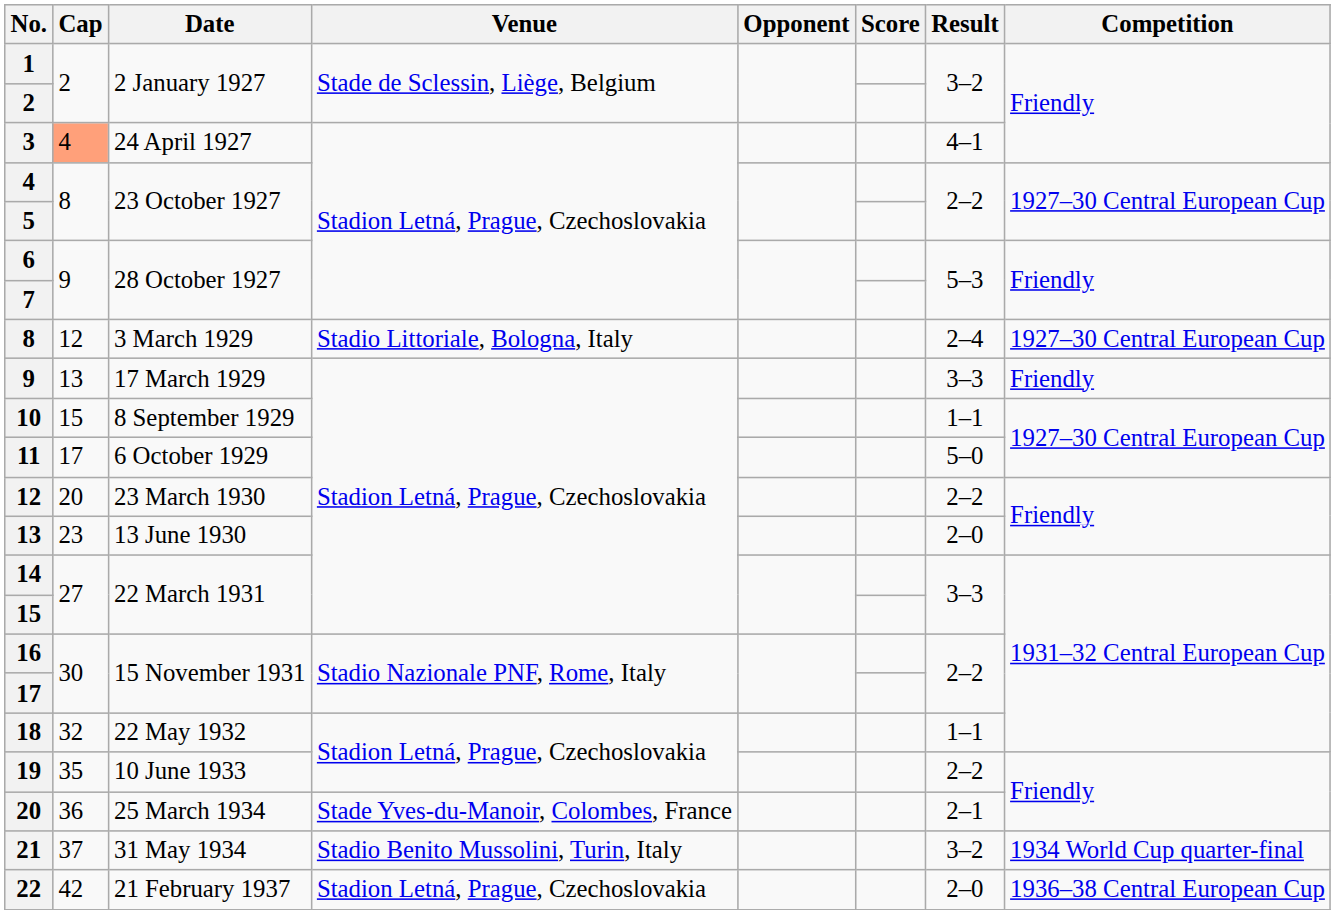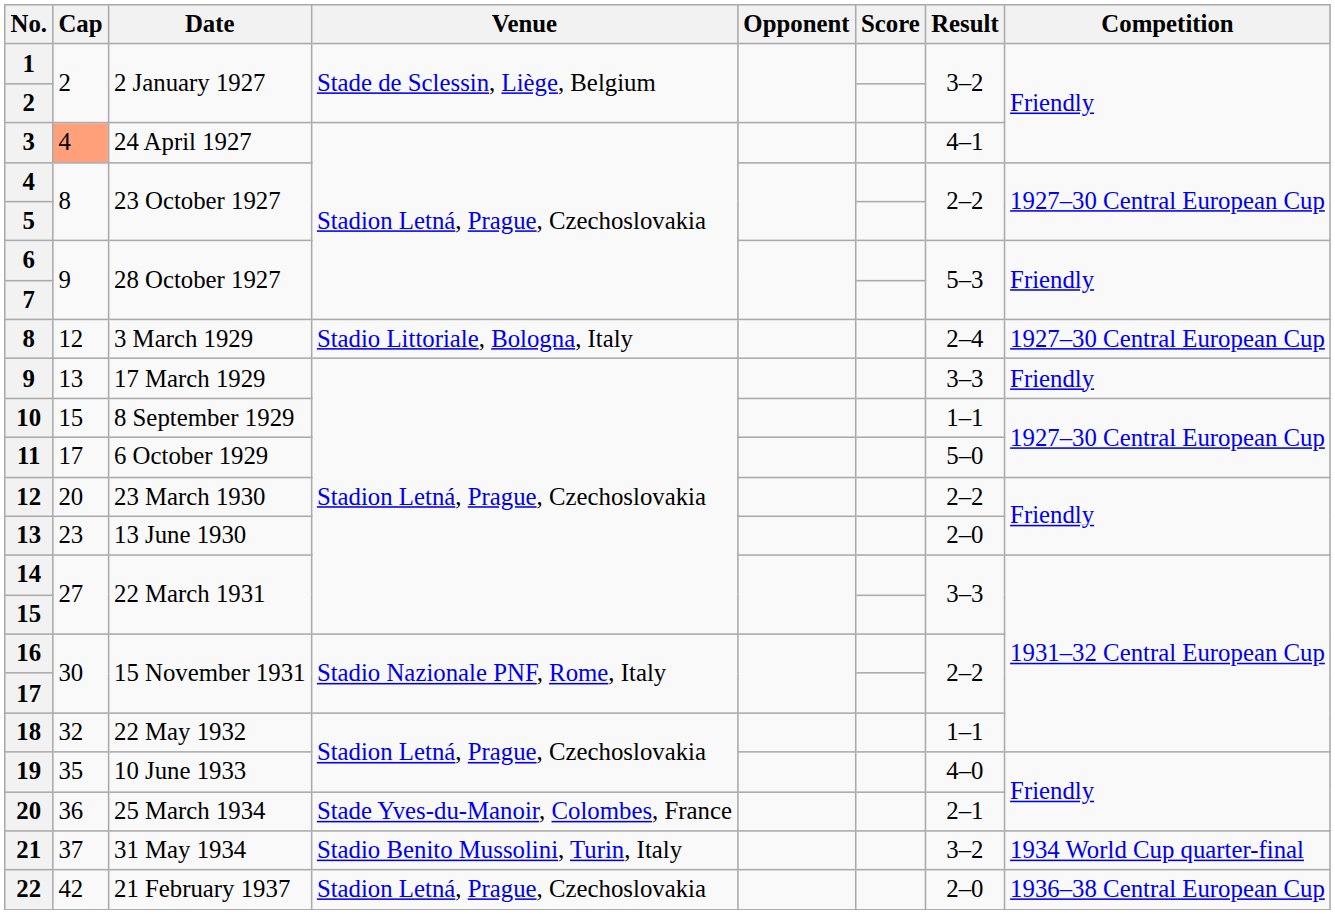(965, 771) 2–2 -> (965, 771) 4–0
